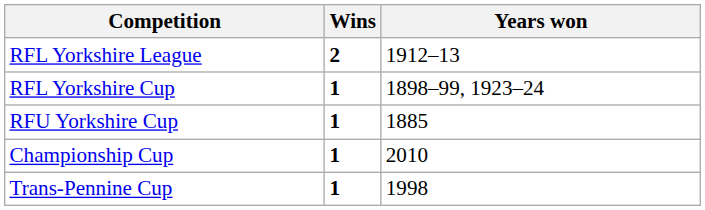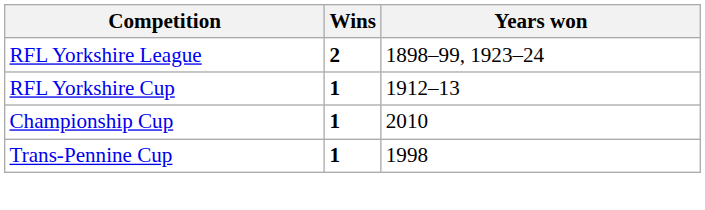(423, 54) 1912–13 -> (465, 54) 1898–99, 1923–24
(465, 88) 1898–99, 1923–24 -> (423, 88) 1912–13
- row: (94, 121)
